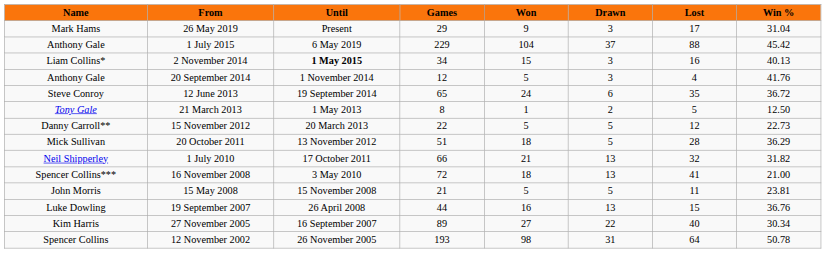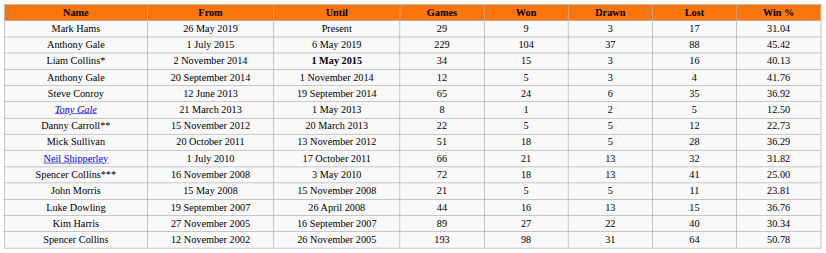(779, 93) 36.72 -> (779, 93) 36.92
(779, 175) 21.00 -> (779, 175) 25.00
